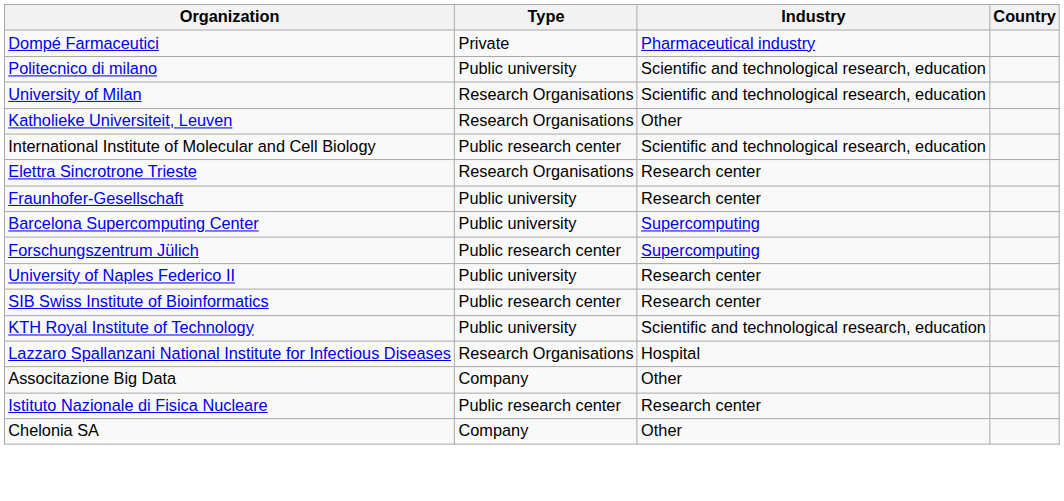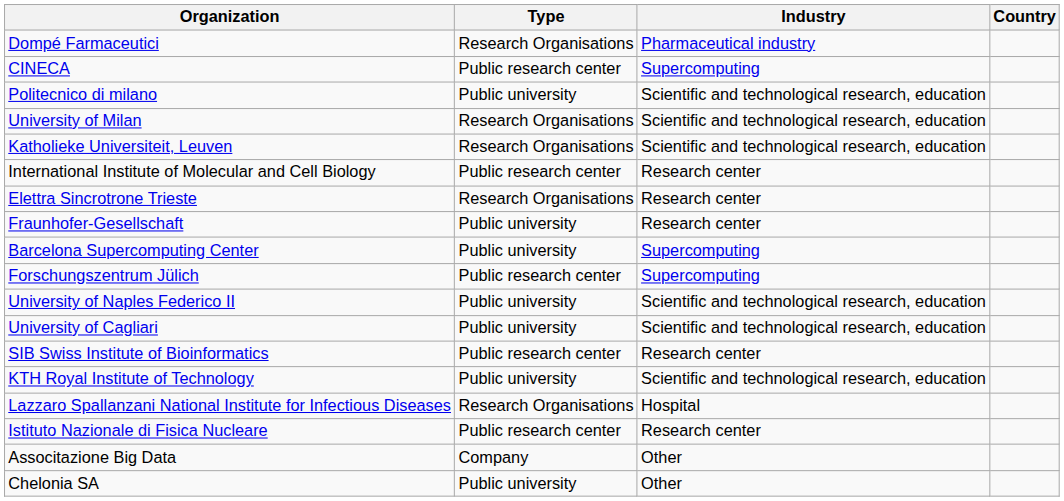(484, 43) Private -> (546, 43) Research Organisations
+ row: (39, 69)
(661, 120) Other -> (813, 146) Scientific and technological research, education
(813, 146) Scientific and technological research, education -> (701, 172) Research center
(701, 276) Research center -> (813, 302) Scientific and technological research, education
+ row: (83, 328)
rows swapped: (92, 379) <-> (138, 405)
(493, 431) Company -> (517, 483) Public university
